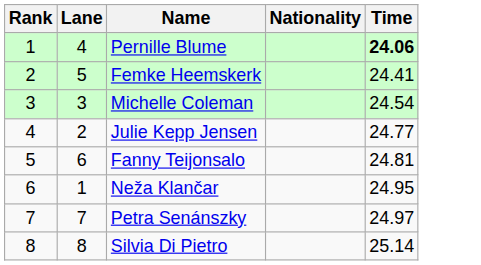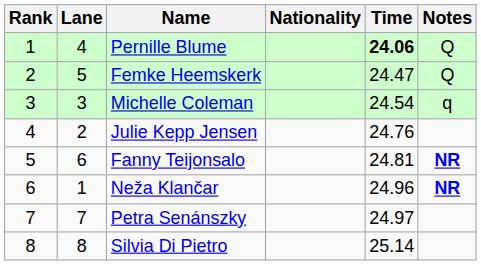+ column: (447, 18)
(392, 75) 24.41 -> (392, 75) 24.47
(392, 132) 24.77 -> (392, 132) 24.76
(392, 189) 24.95 -> (392, 189) 24.96
